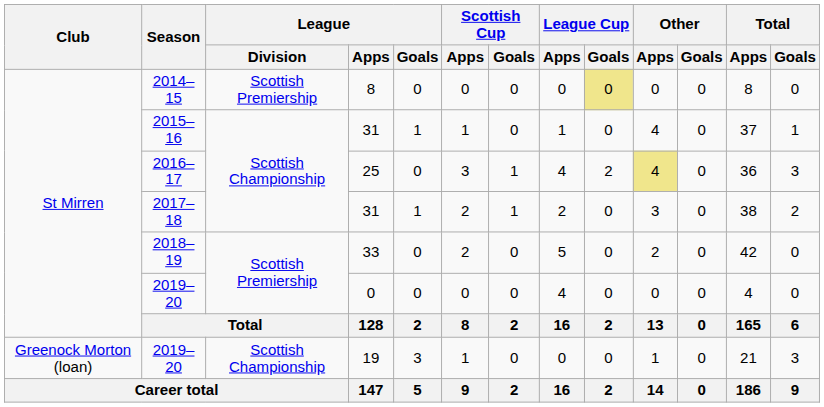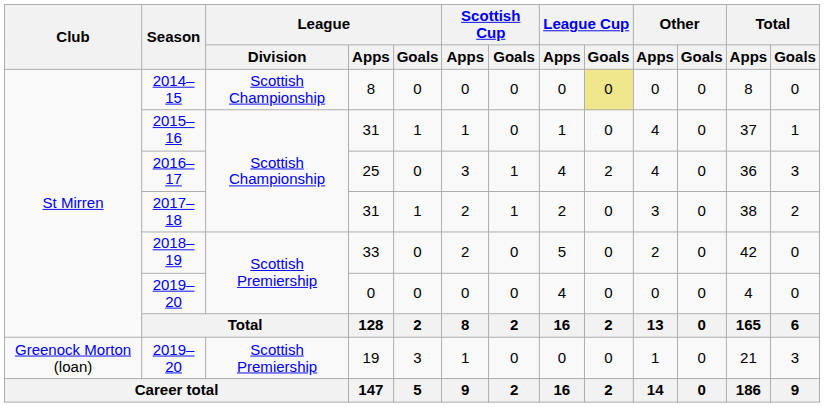(277, 89) Scottish Premiership -> (277, 89) Scottish Championship
(655, 171) khaki background -> (655, 171) no background
(277, 357) Scottish Championship -> (277, 357) Scottish Premiership
